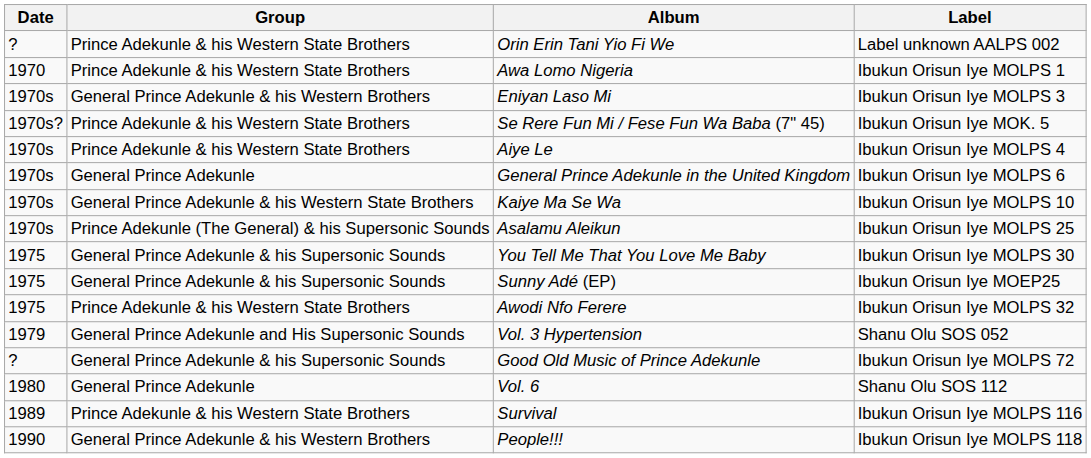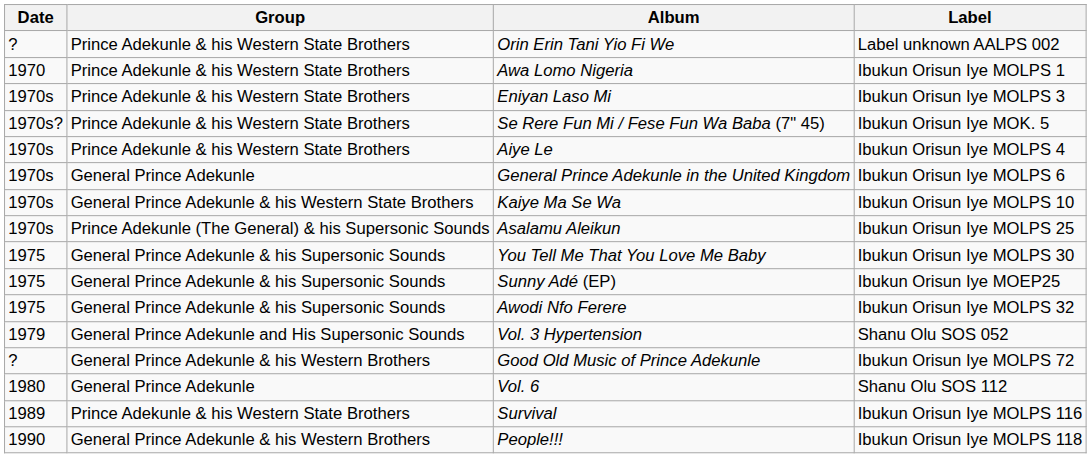(250, 96) General Prince Adekunle & his Western Brothers -> (240, 96) Prince Adekunle & his Western State Brothers
(240, 307) Prince Adekunle & his Western State Brothers -> (258, 307) General Prince Adekunle & his Supersonic Sounds
(258, 360) General Prince Adekunle & his Supersonic Sounds -> (250, 360) General Prince Adekunle & his Western Brothers
